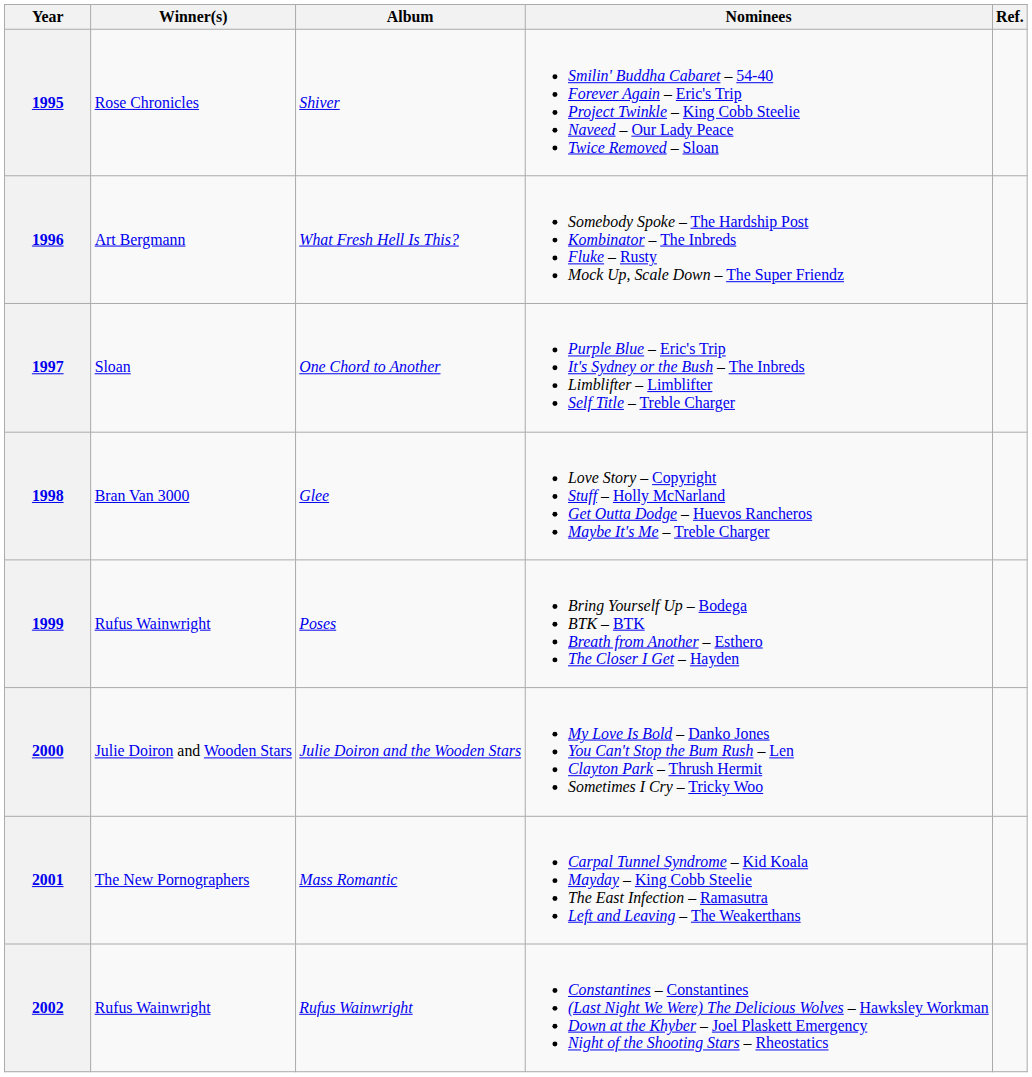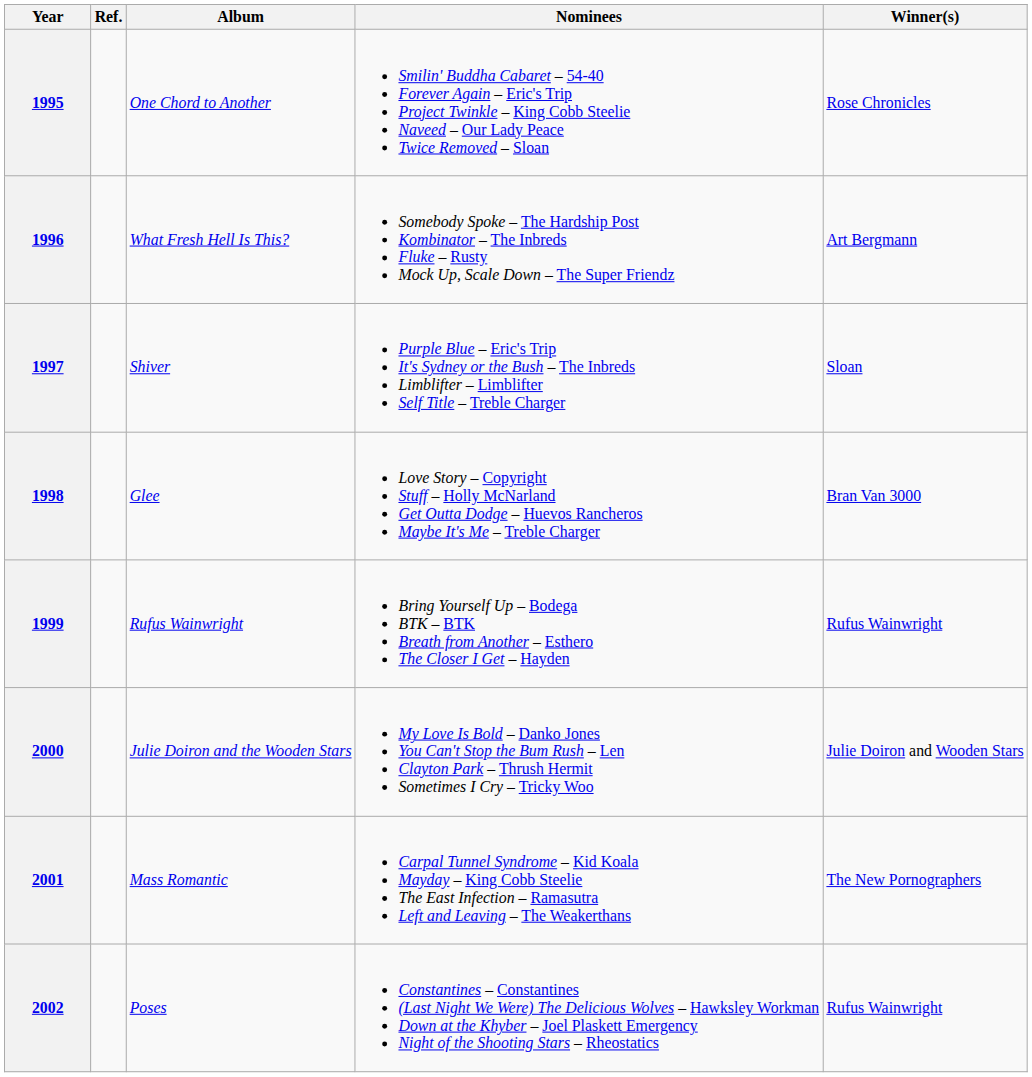columns swapped: (193, 17) <-> (1010, 17)
(319, 102) Shiver -> (200, 102) One Chord to Another
(370, 367) One Chord to Another -> (150, 367) Shiver
(318, 623) Poses -> (186, 623) Rufus Wainwright
(356, 1008) Rufus Wainwright -> (148, 1008) Poses
